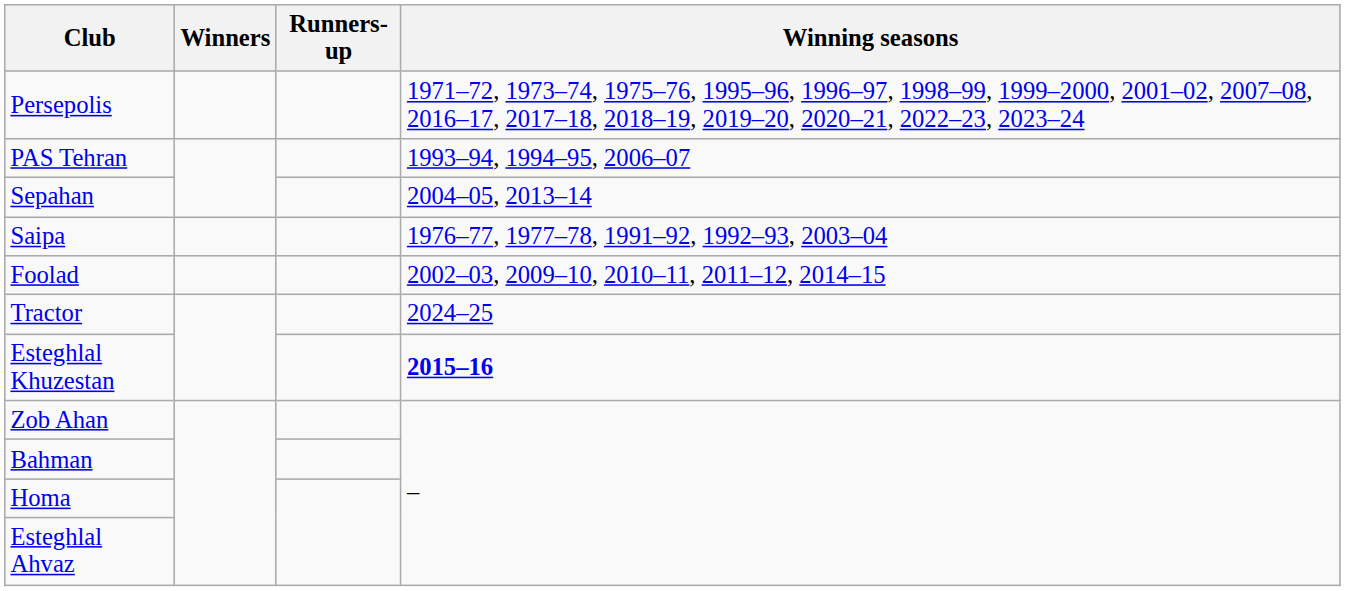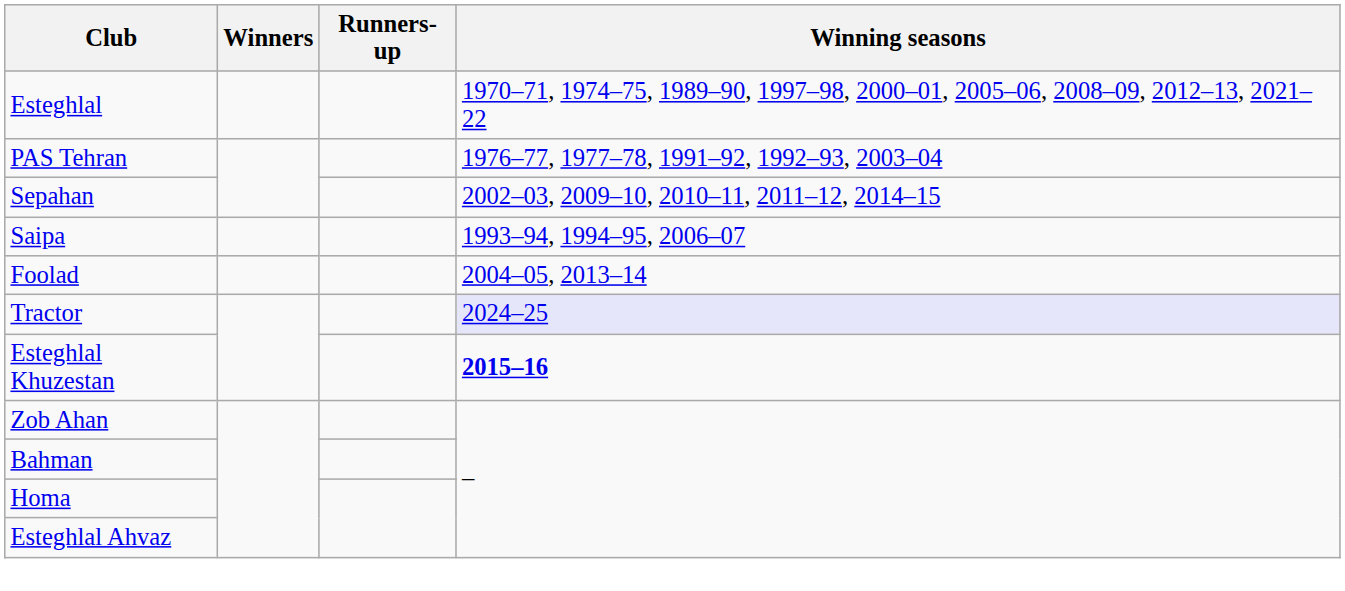- row: (61, 104)
+ row: (56, 104)
(549, 157) 1993–94, 1994–95, 2006–07 -> (702, 157) 1976–77, 1977–78, 1991–92, 1992–93, 2003–04
(499, 196) 2004–05, 2013–14 -> (701, 196) 2002–03, 2009–10, 2010–11, 2011–12, 2014–15
(647, 235) 1976–77, 1977–78, 1991–92, 1992–93, 2003–04 -> (604, 235) 1993–94, 1994–95, 2006–07
(646, 274) 2002–03, 2009–10, 2010–11, 2011–12, 2014–15 -> (554, 274) 2004–05, 2013–14
(450, 313) no background -> (505, 313) lavender background
